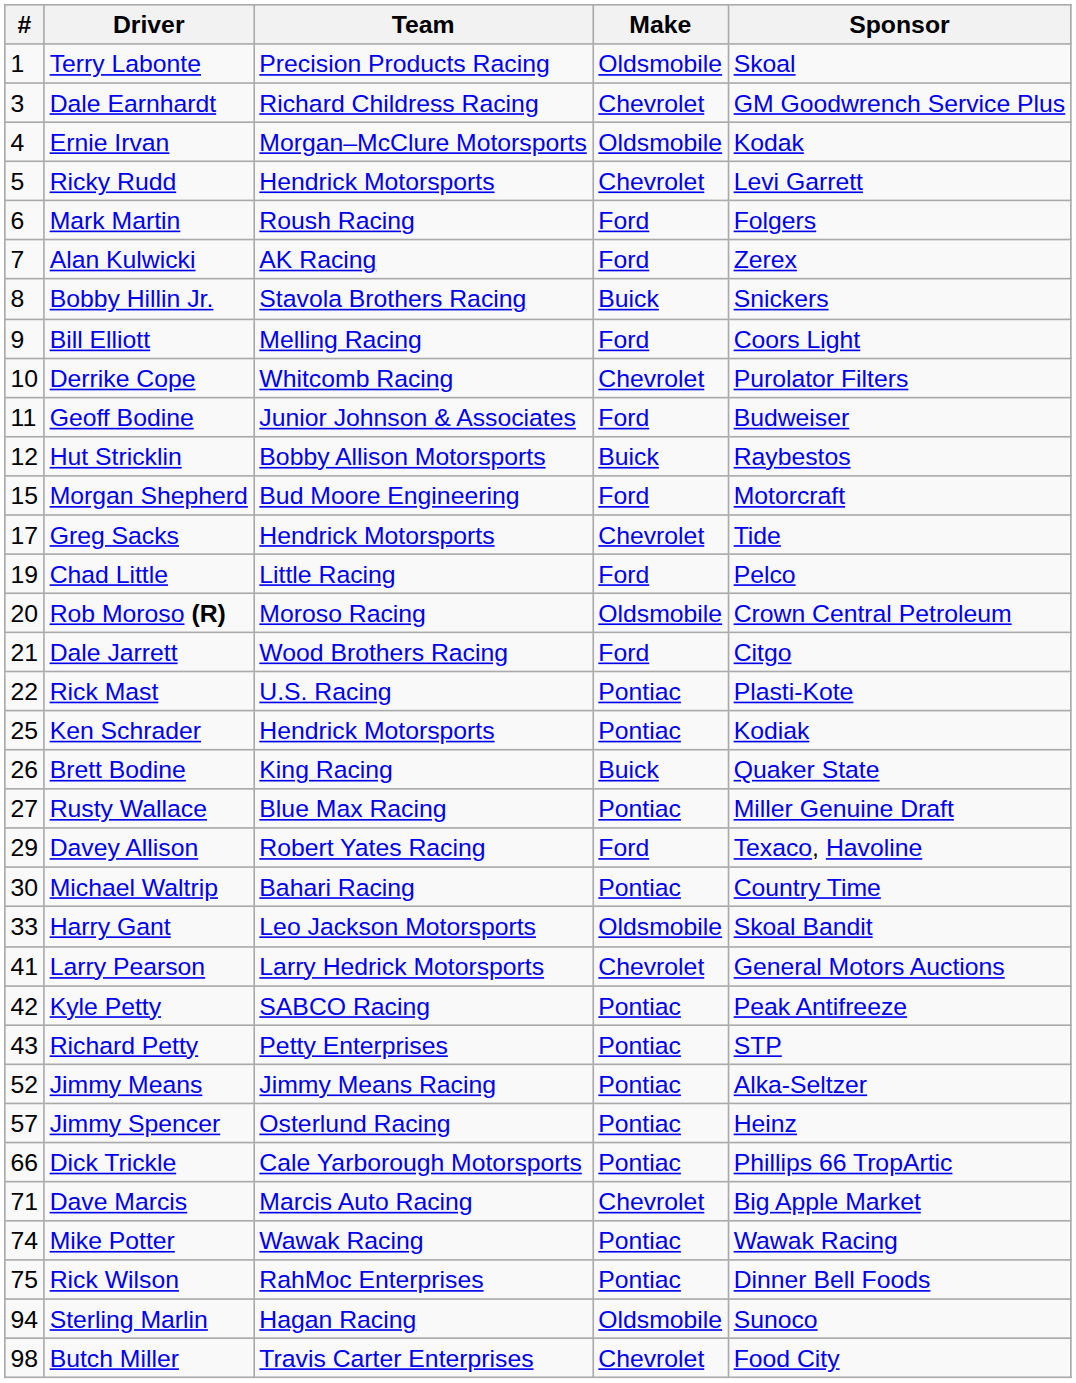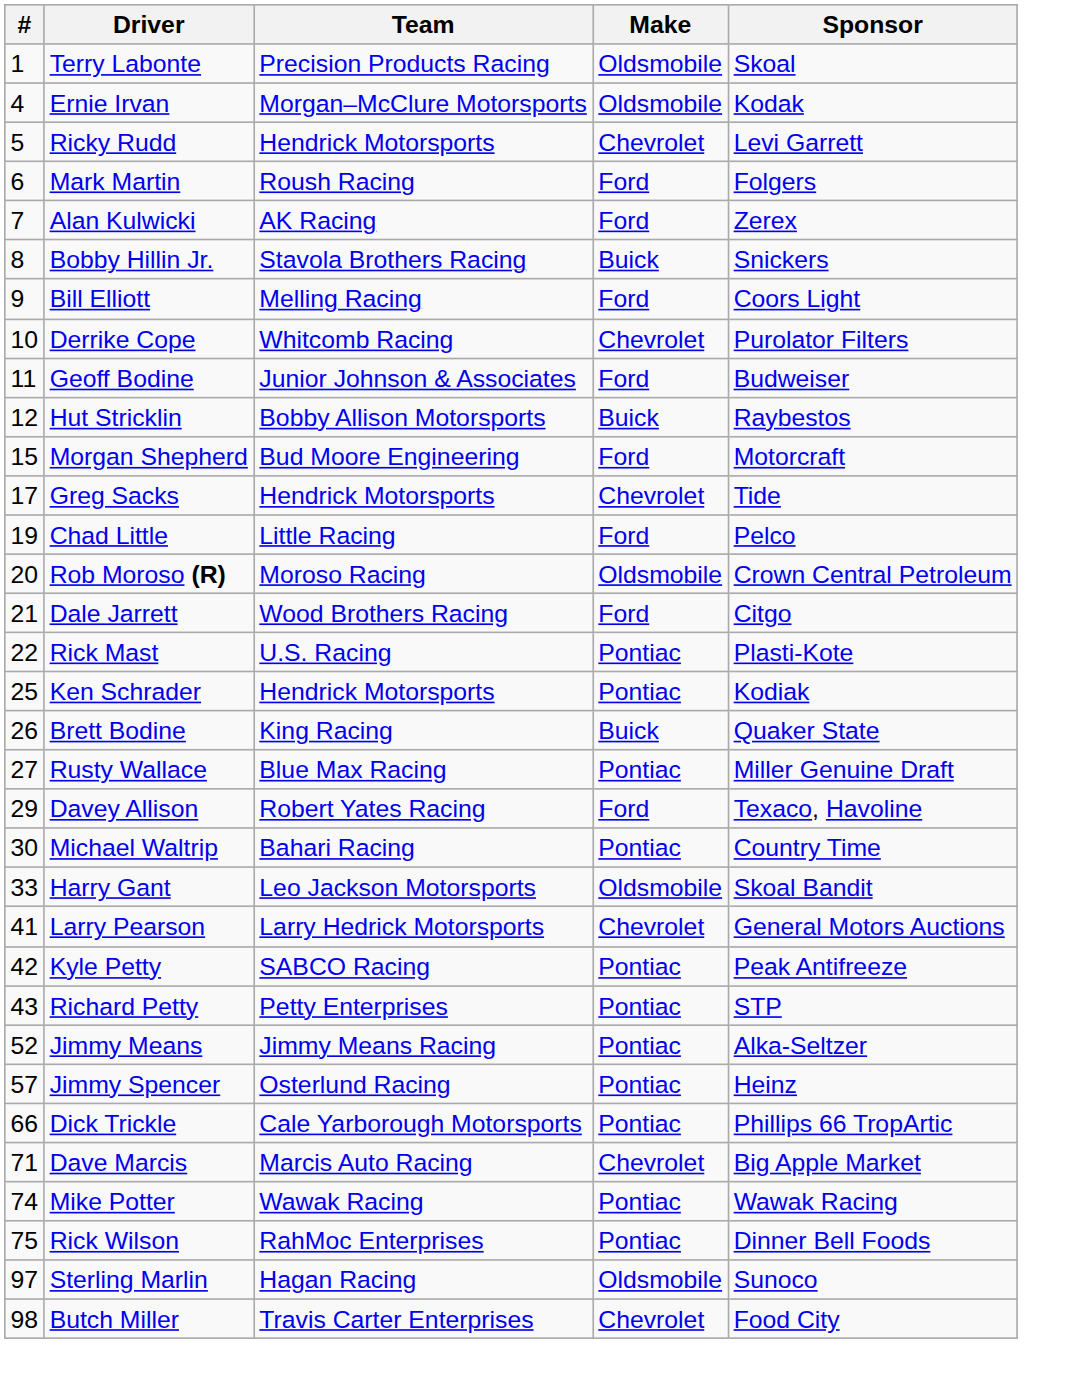- row: (133, 103)
(24, 1319) 94 -> (24, 1280) 97
